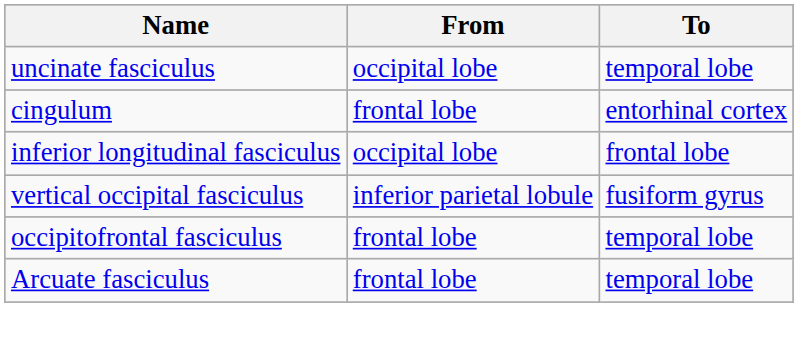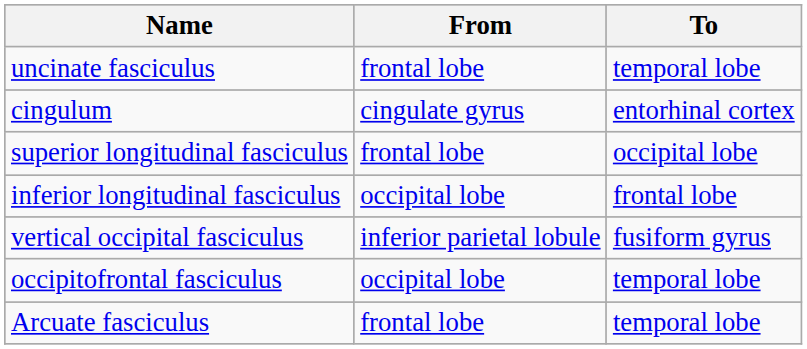(425, 68) occipital lobe -> (422, 68) frontal lobe
(415, 110) frontal lobe -> (442, 110) cingulate gyrus
+ row: (179, 152)
(415, 237) frontal lobe -> (433, 279) occipital lobe
